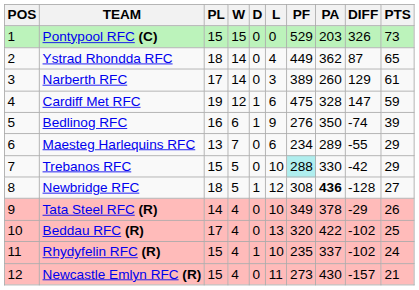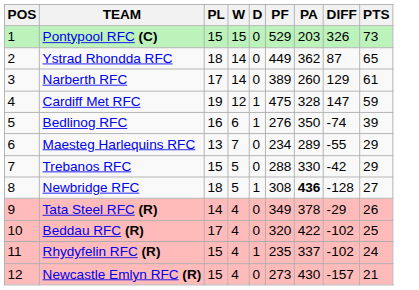- column: (276, 15)
(301, 166) paleturquoise background -> (280, 166) no background
